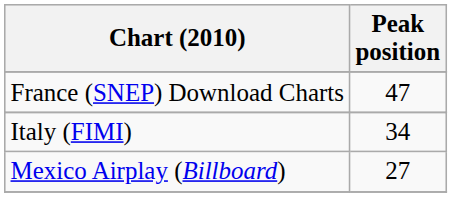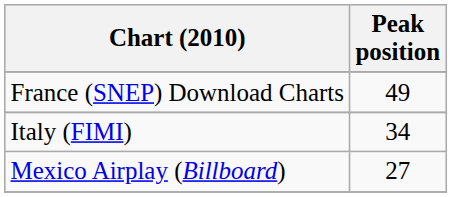(398, 91) 47 -> (398, 91) 49
